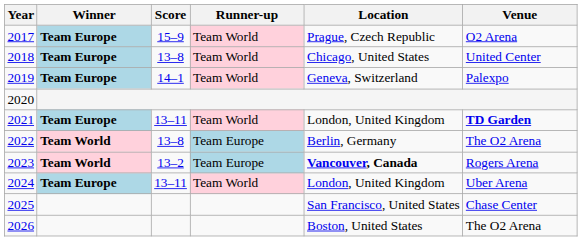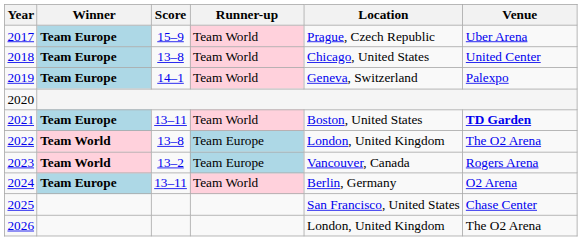(491, 36) O2 Arena -> (497, 36) Uber Arena
(376, 120) London, United Kingdom -> (365, 120) Boston, United States
(352, 141) Berlin, Germany -> (376, 141) London, United Kingdom
(362, 162) bold -> (358, 162) normal
(376, 183) London, United Kingdom -> (352, 183) Berlin, Germany
(497, 183) Uber Arena -> (491, 183) O2 Arena
(365, 225) Boston, United States -> (376, 225) London, United Kingdom
